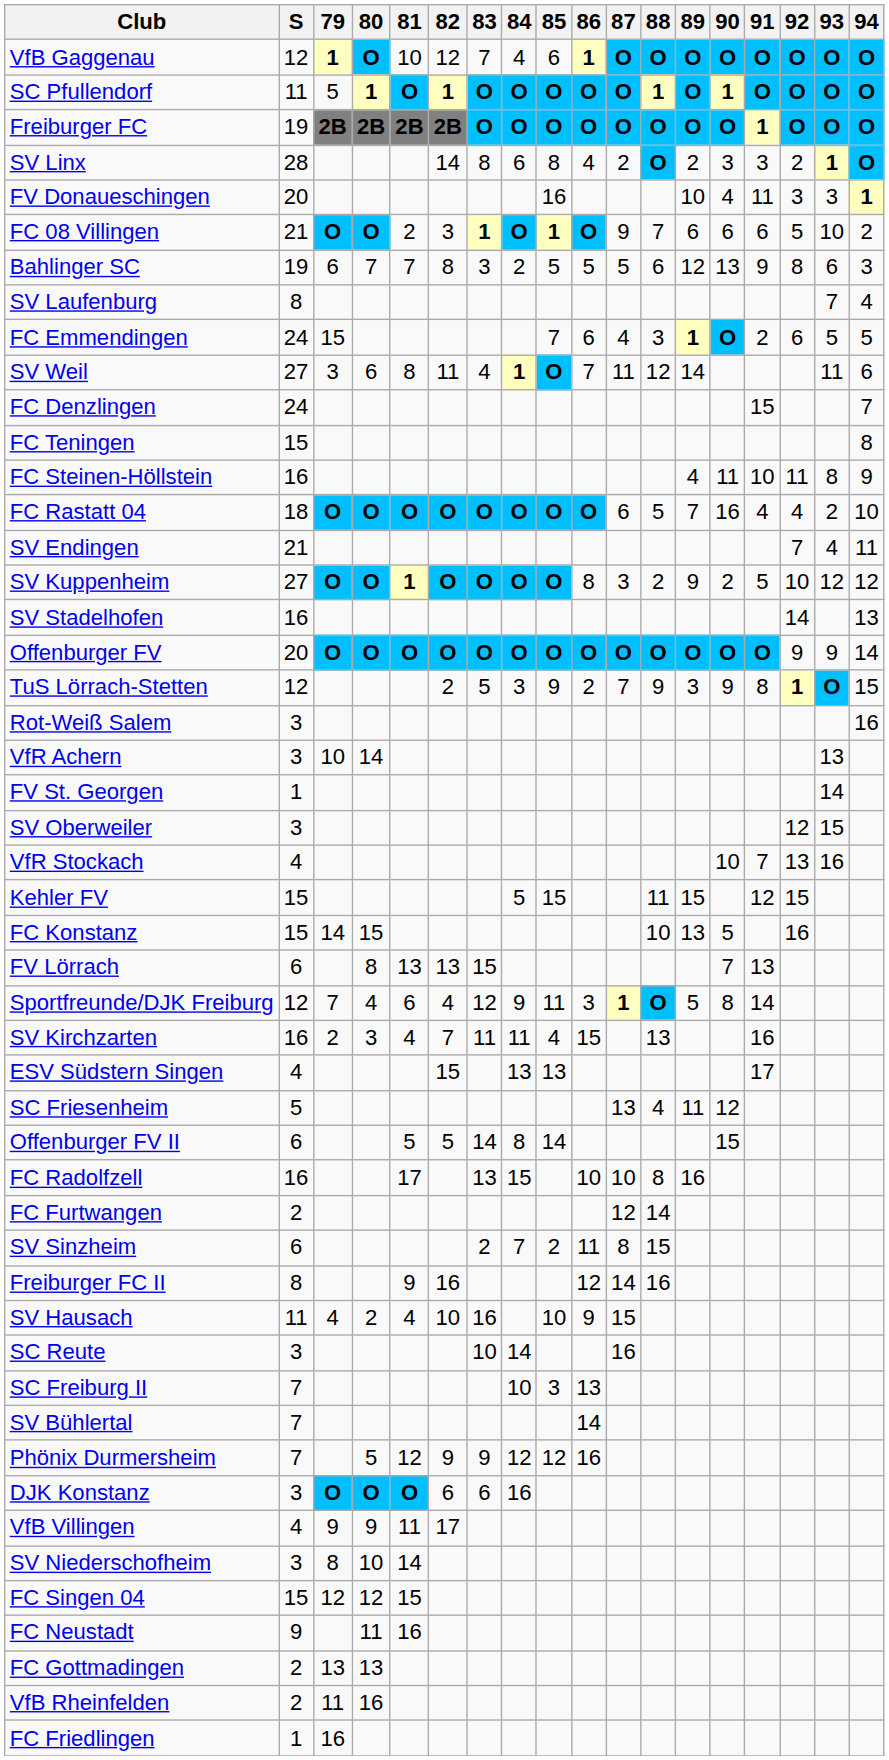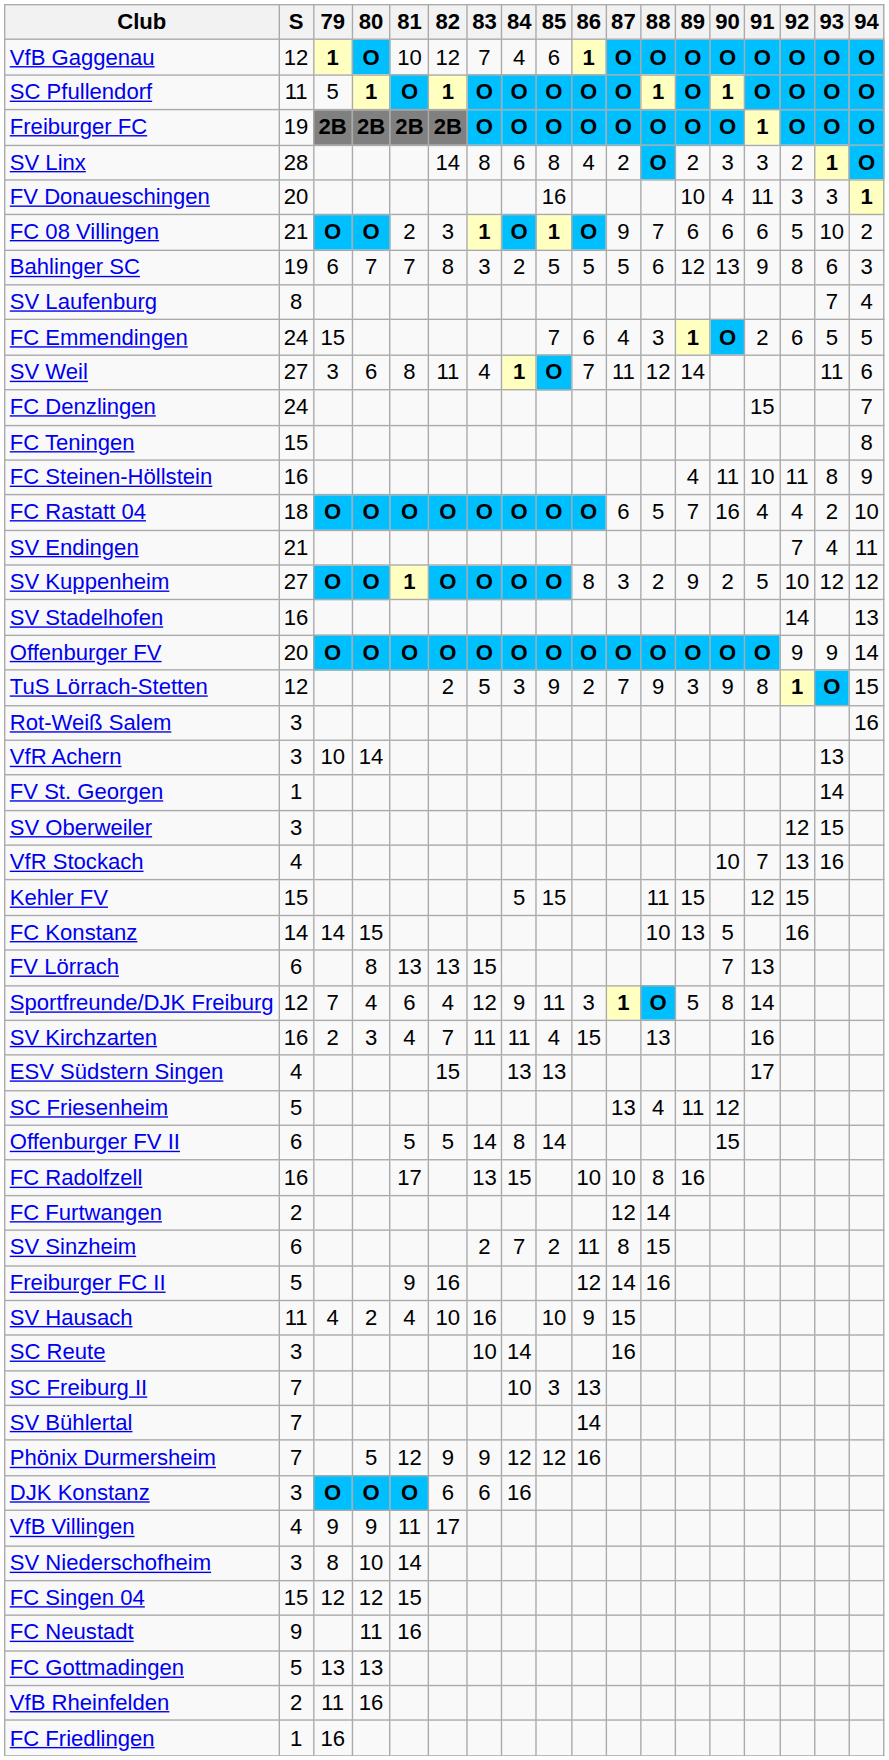(296, 932) 15 -> (296, 932) 14
(296, 1282) 8 -> (296, 1282) 5
(296, 1667) 2 -> (296, 1667) 5
